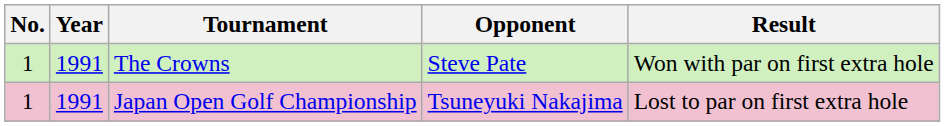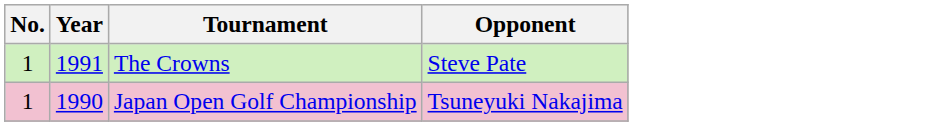- column: (784, 24)
(79, 101) 1991 -> (79, 101) 1990
